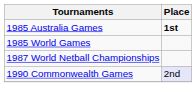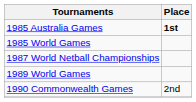+ row: (49, 74)
(172, 74) lavender background -> (172, 89) no background
